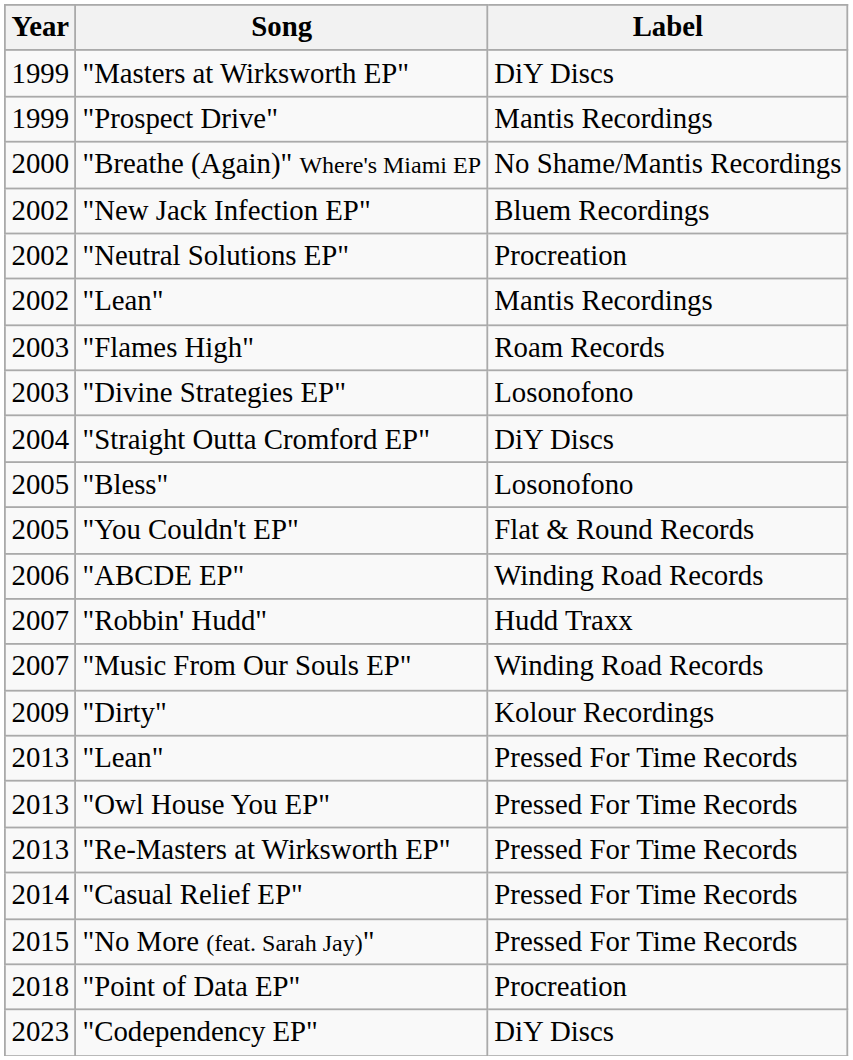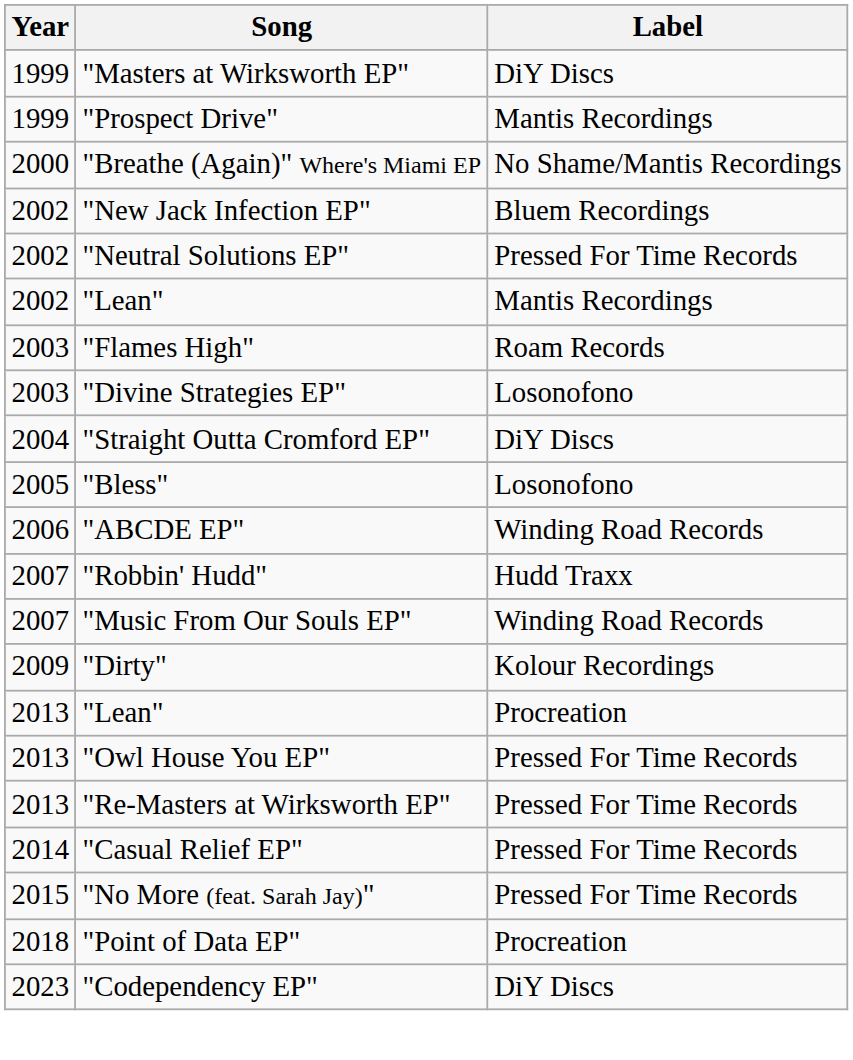(561, 255) Procreation -> (646, 255) Pressed For Time Records
- row: (40, 529)
(646, 758) Pressed For Time Records -> (561, 712) Procreation
